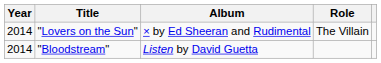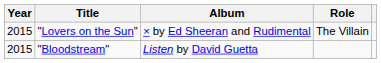(20, 31) 2014 -> (20, 31) 2015
(20, 49) 2014 -> (20, 49) 2015
